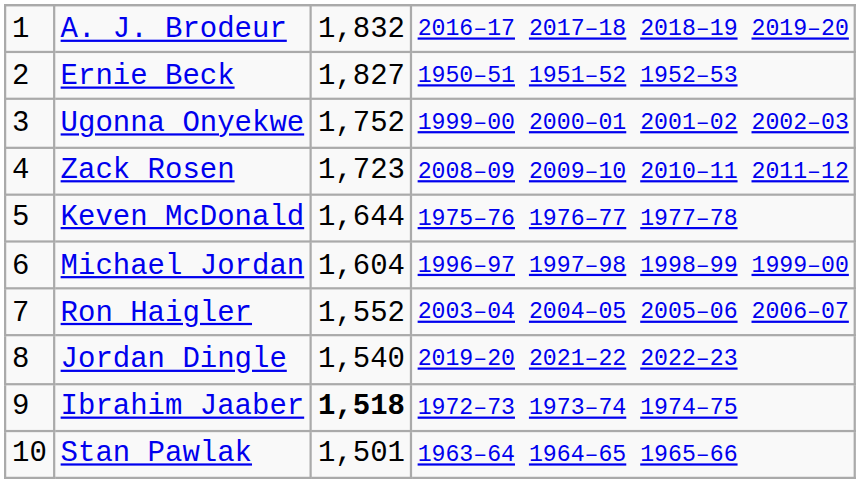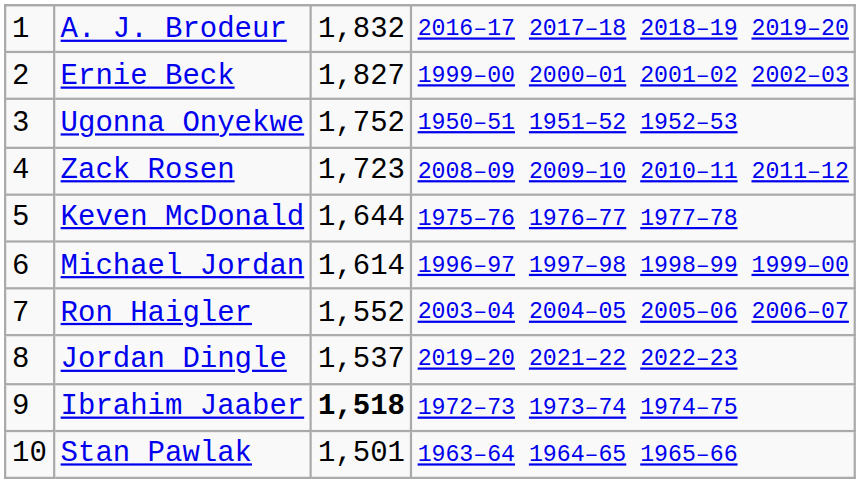(578, 76) 1950–51 1951–52 1952–53 -> (633, 76) 1999–00 2000–01 2001–02 2002–03
(633, 123) 1999–00 2000–01 2001–02 2002–03 -> (578, 123) 1950–51 1951–52 1952–53
(361, 265) 1,604 -> (361, 265) 1,614
(361, 359) 1,540 -> (361, 359) 1,537
